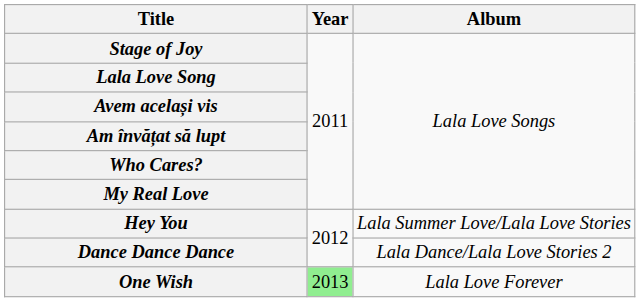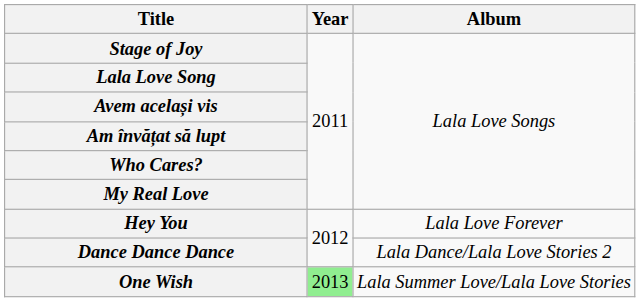(494, 223) Lala Summer Love/Lala Love Stories -> (494, 223) Lala Love Forever
(494, 281) Lala Love Forever -> (494, 281) Lala Summer Love/Lala Love Stories
